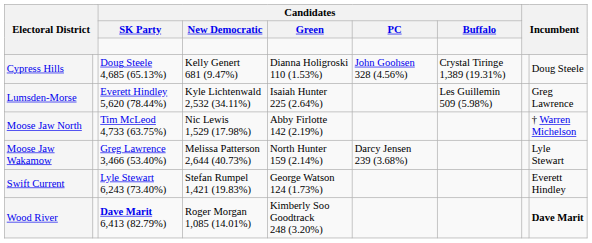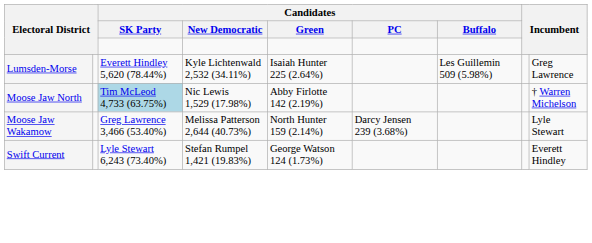- row: (35, 69)
(133, 126) no background -> (133, 97) lightblue background
- row: (32, 218)
